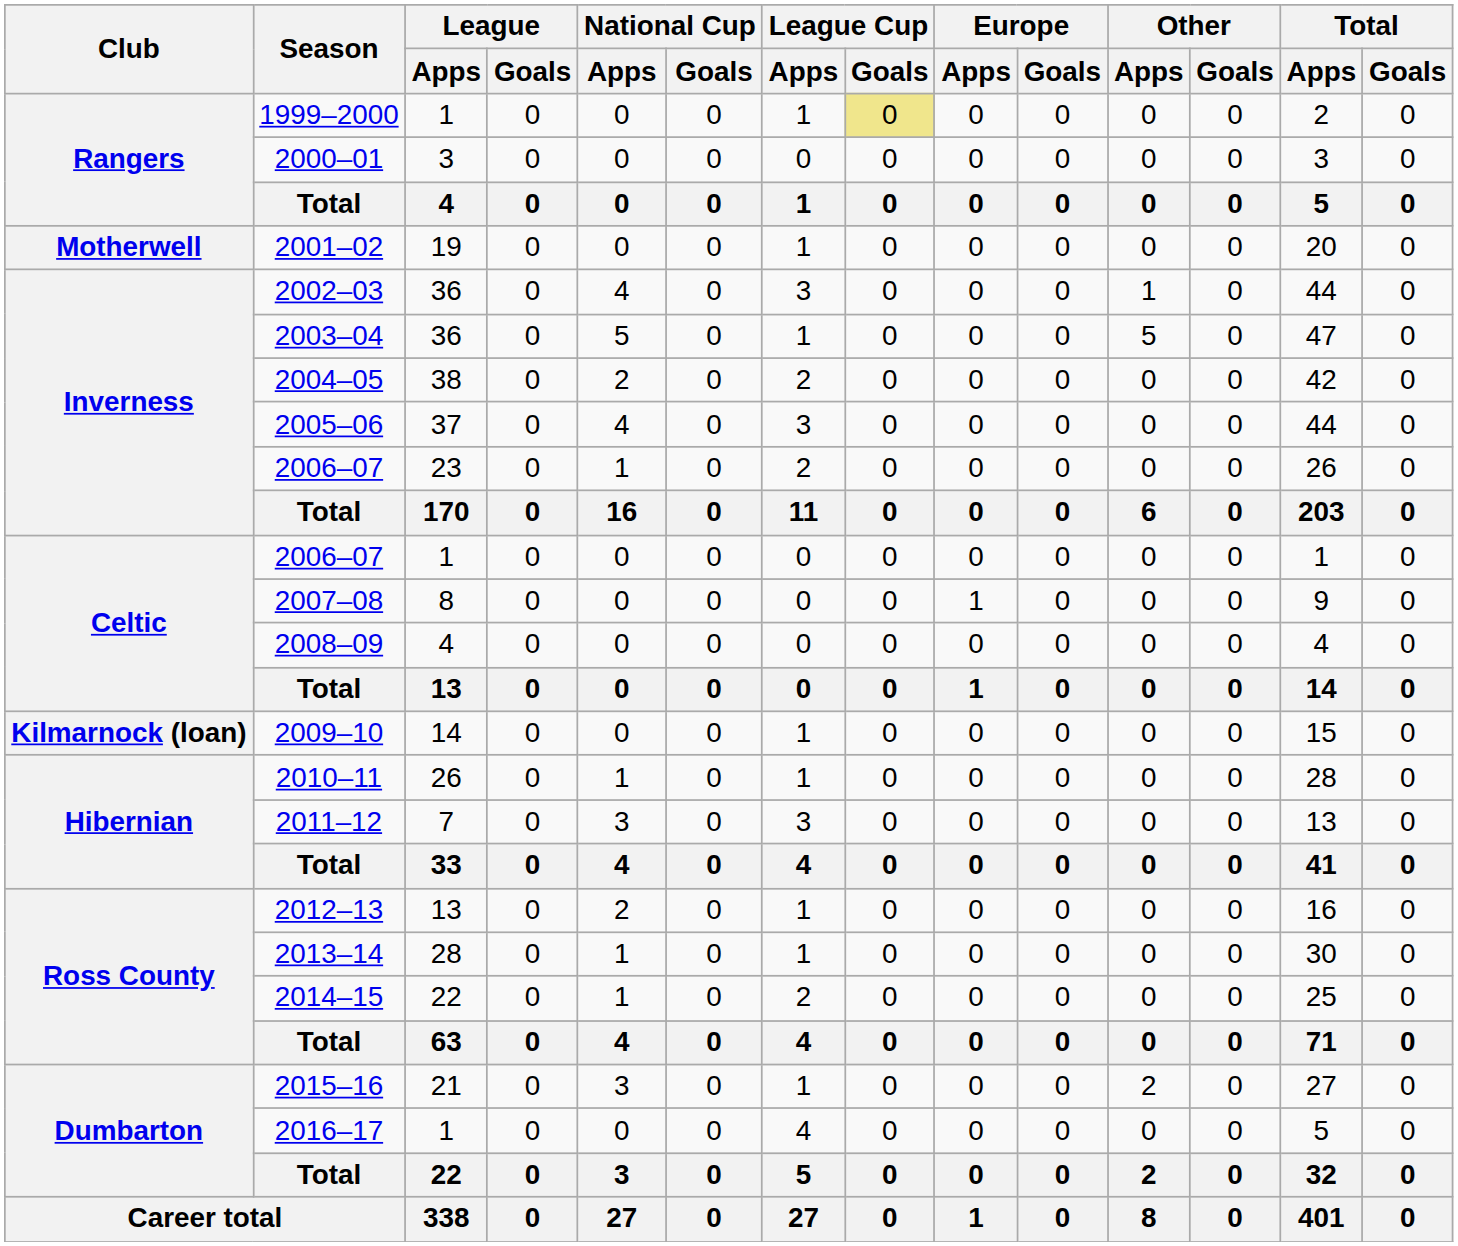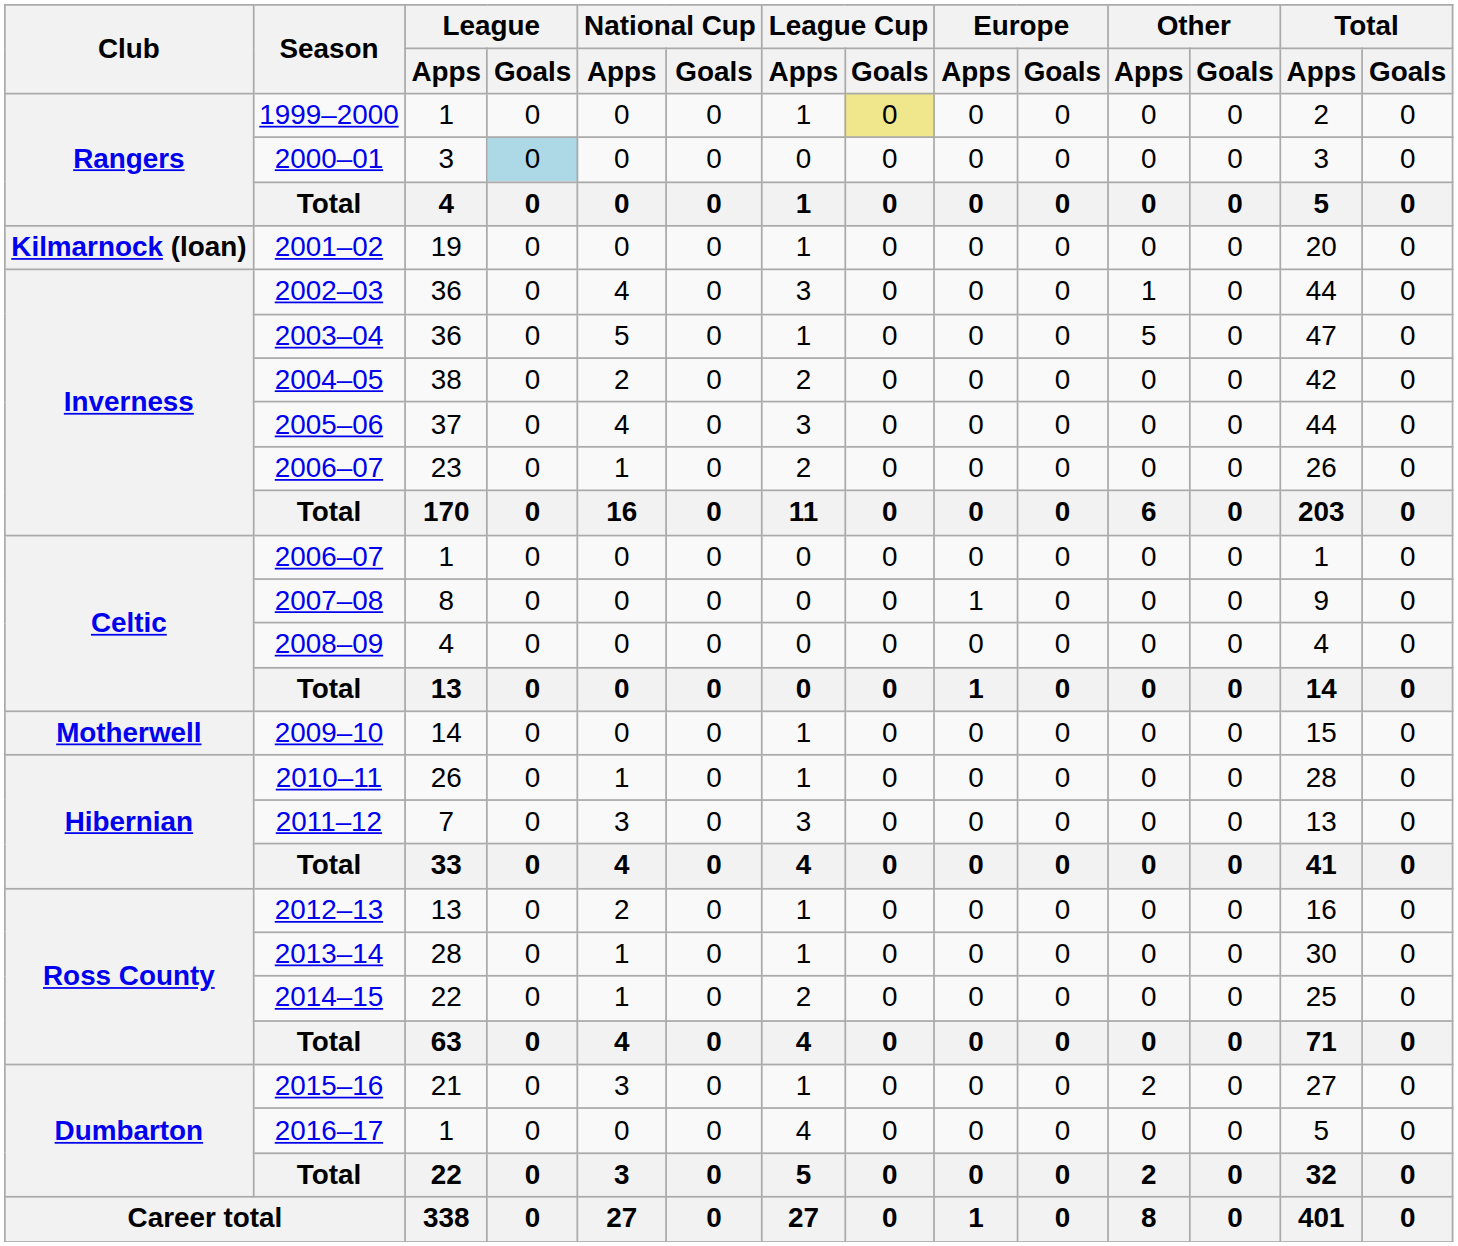(533, 159) no background -> (533, 159) lightblue background
(129, 247) Motherwell -> (129, 247) Kilmarnock (loan)
(129, 733) Kilmarnock (loan) -> (129, 733) Motherwell
